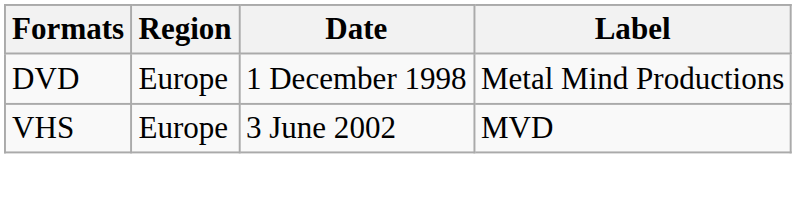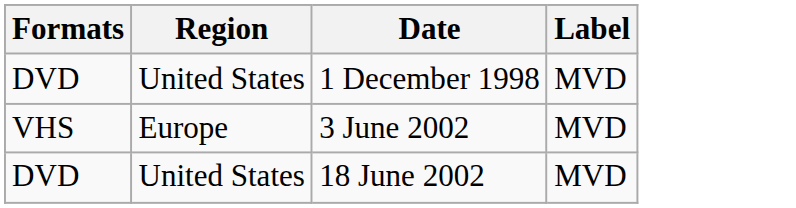(183, 78) Europe -> (222, 78) United States
(633, 78) Metal Mind Productions -> (590, 78) MVD
+ row: (402, 176)
